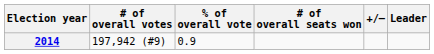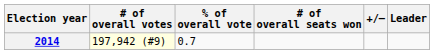(129, 41) no background -> (129, 41) lightyellow background
(187, 41) 0.9 -> (187, 41) 0.7
